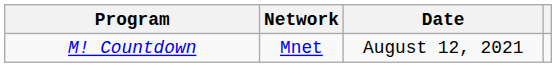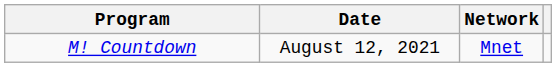columns swapped: (301, 19) <-> (443, 19)
